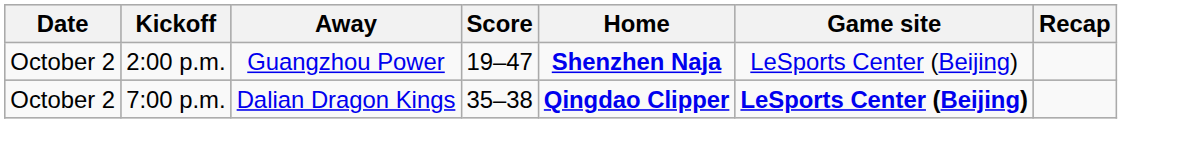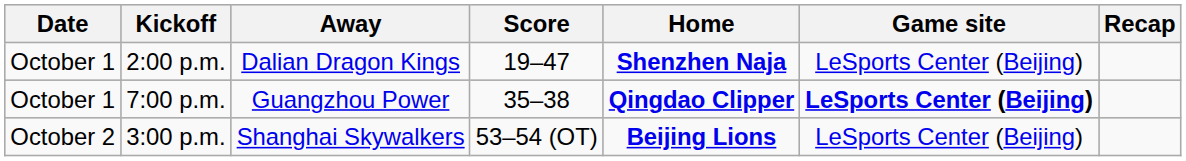(63, 62) October 2 -> (63, 62) October 1
(346, 62) Guangzhou Power -> (351, 62) Dalian Dragon Kings
(63, 99) October 2 -> (63, 99) October 1
(346, 99) Dalian Dragon Kings -> (351, 99) Guangzhou Power
+ row: (176, 137)
